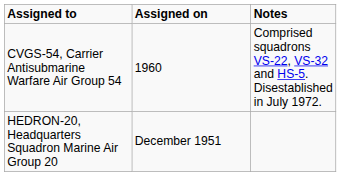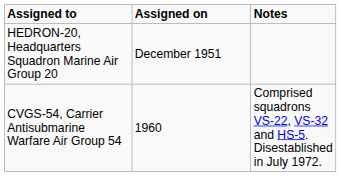rows swapped: (63, 141) <-> (64, 67)
